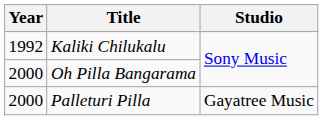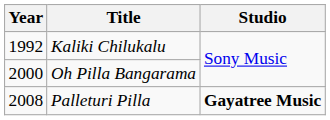(26, 100) 2000 -> (26, 100) 2008
(259, 100) normal -> (263, 100) bold
